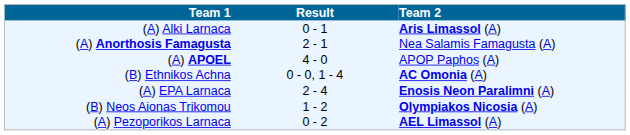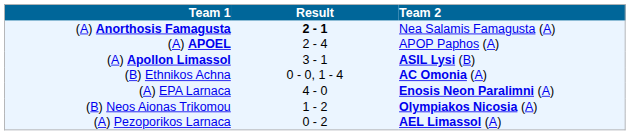- row: (187, 28)
(315, 44) normal -> (315, 28) bold
(315, 59) 4 - 0 -> (315, 44) 2 - 4
+ row: (169, 59)
(315, 91) 2 - 4 -> (315, 91) 4 - 0
